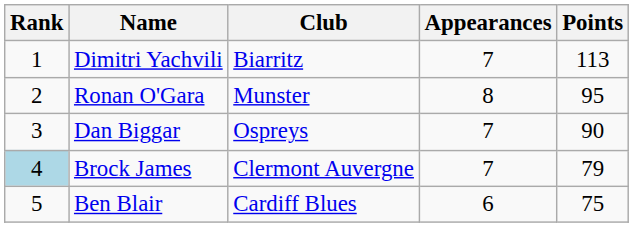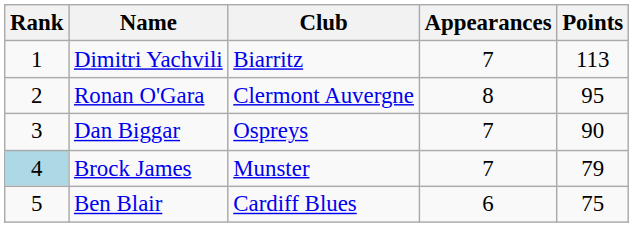(271, 95) Munster -> (324, 95) Clermont Auvergne
(324, 167) Clermont Auvergne -> (271, 167) Munster
